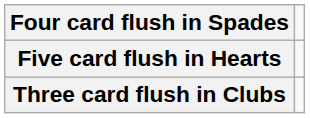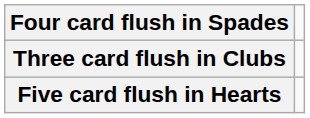rows swapped: (149, 58) <-> (149, 94)
